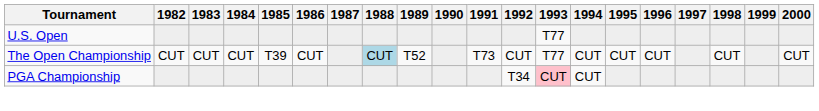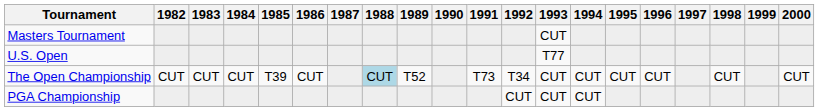+ row: (66, 35)
(519, 56) CUT -> (519, 76) T34
(553, 56) T77 -> (553, 76) CUT
(519, 76) T34 -> (519, 97) CUT
(553, 76) pink background -> (553, 97) no background
